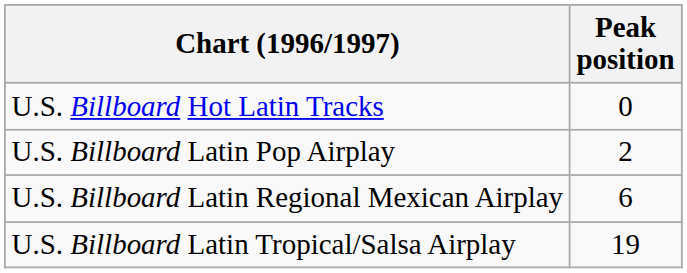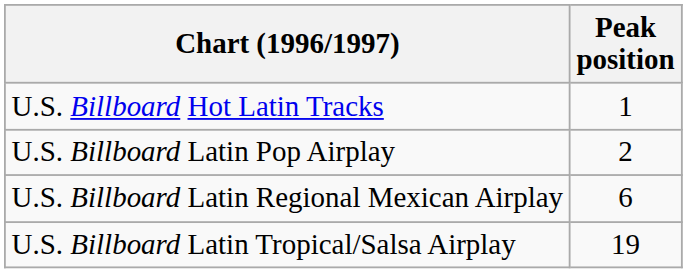(626, 105) 0 -> (626, 105) 1
